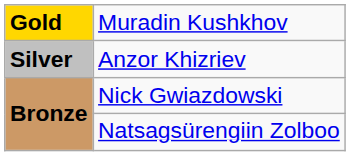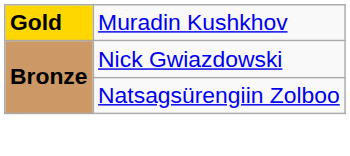- row: (172, 58)
